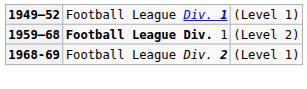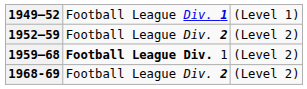+ row: (34, 34)
(266, 54) (Level 1) -> (266, 74) (Level 2)
